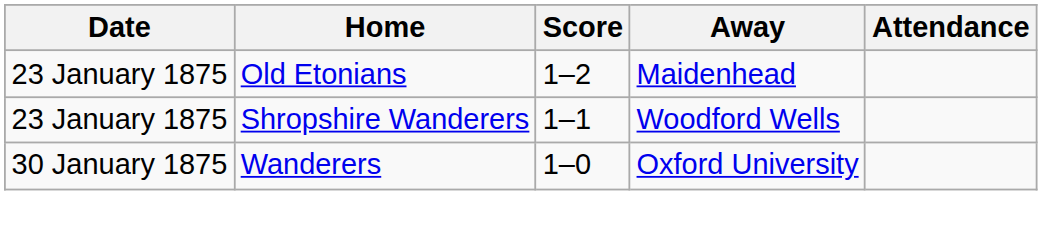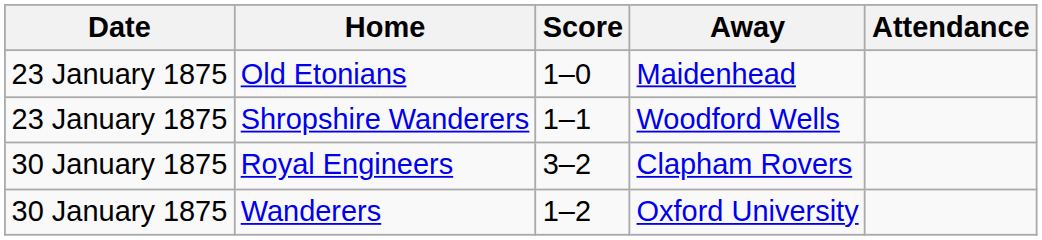(567, 73) 1–2 -> (567, 73) 1–0
+ row: (347, 165)
(567, 165) 1–0 -> (567, 211) 1–2
